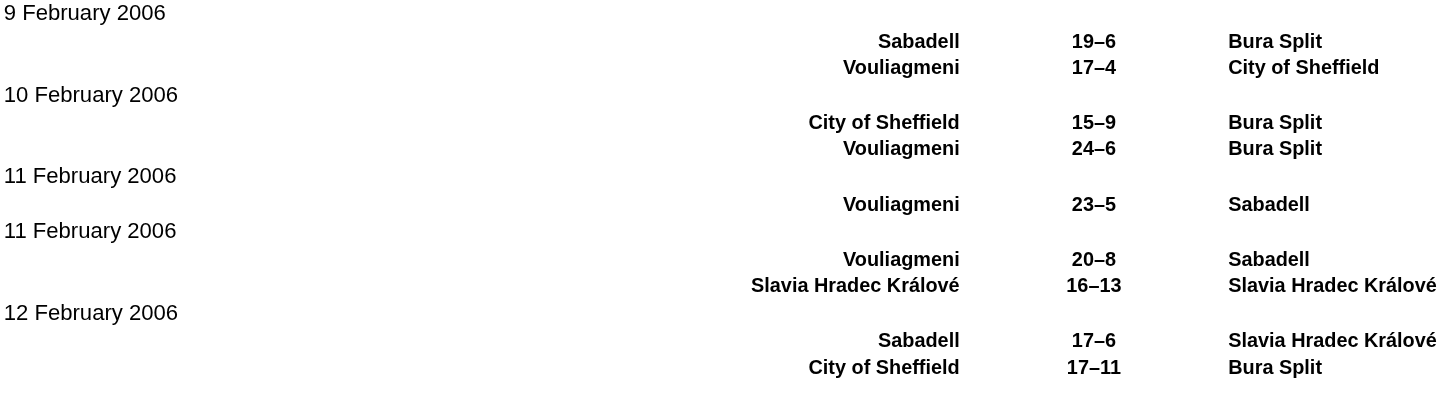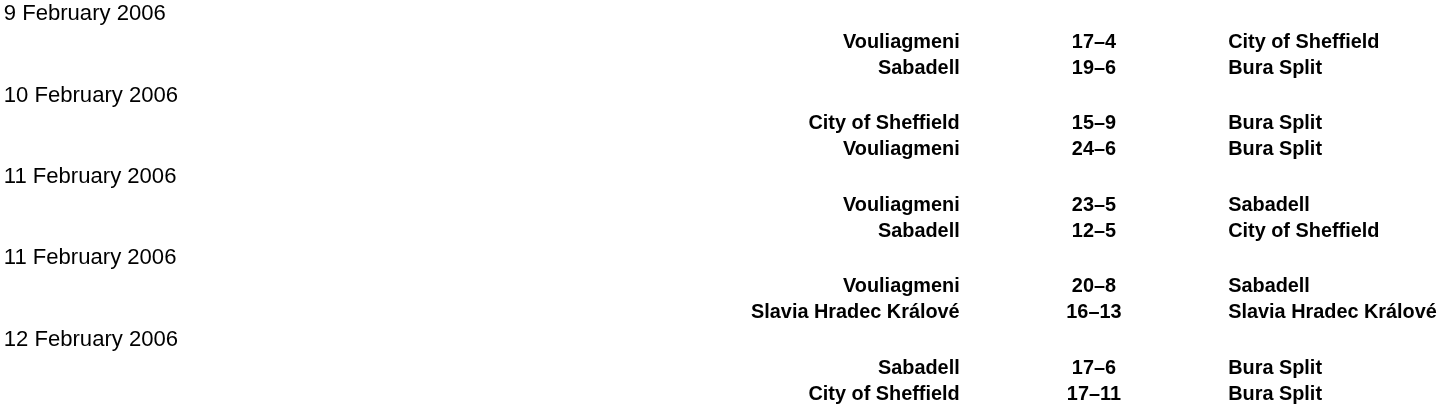rows swapped: (901, 67) <-> (919, 41)
+ row: (919, 230)
(1333, 340) Slavia Hradec Králové -> (1275, 367) Bura Split
